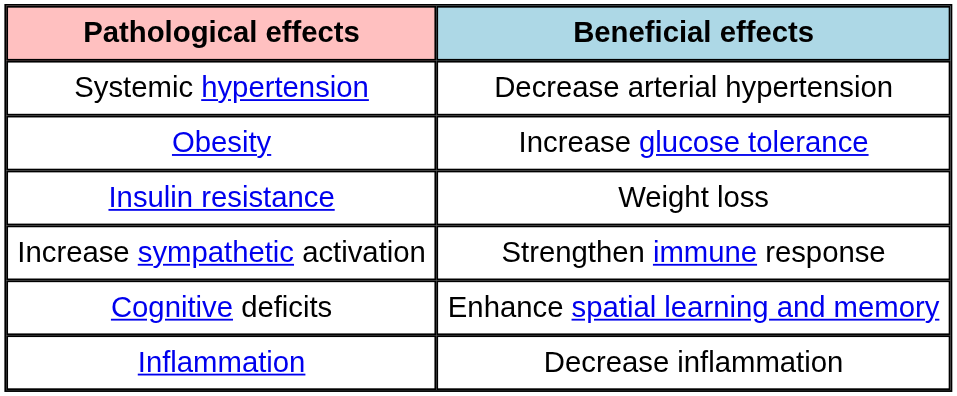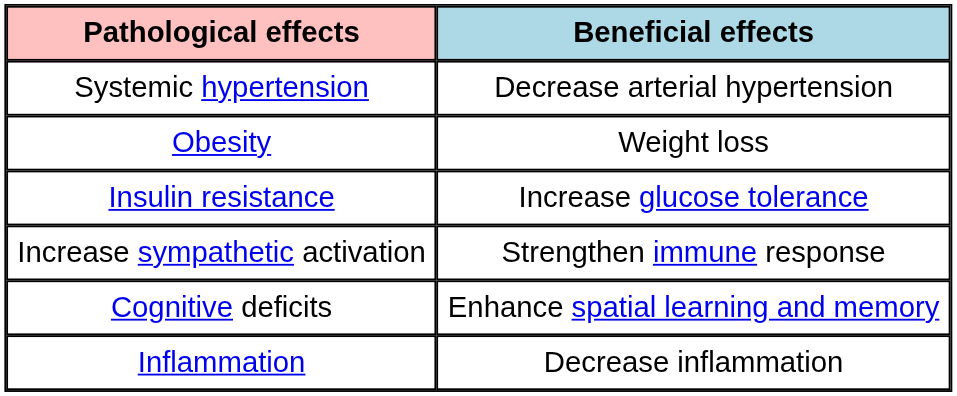(694, 142) Increase glucose tolerance -> (694, 142) Weight loss
(694, 197) Weight loss -> (694, 197) Increase glucose tolerance
